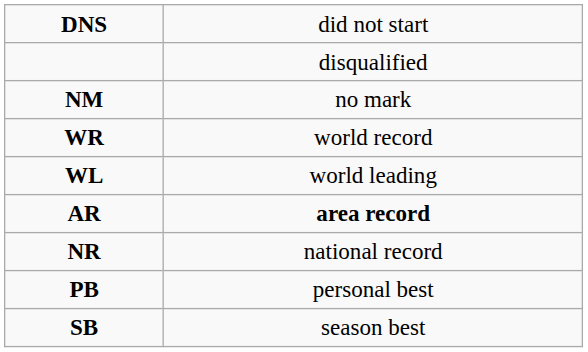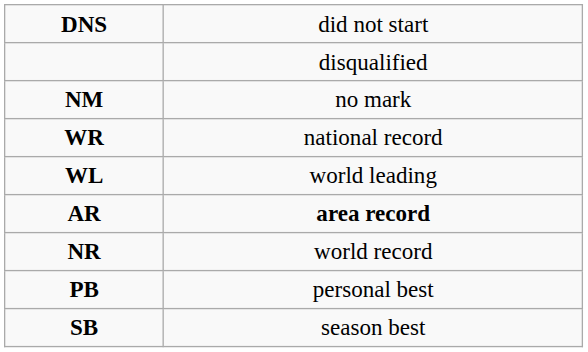(373, 137) world record -> (373, 137) national record
(373, 251) national record -> (373, 251) world record
